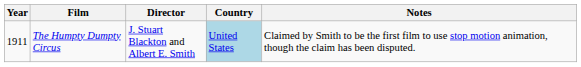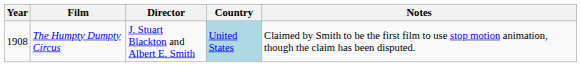(17, 41) 1911 -> (17, 41) 1908
